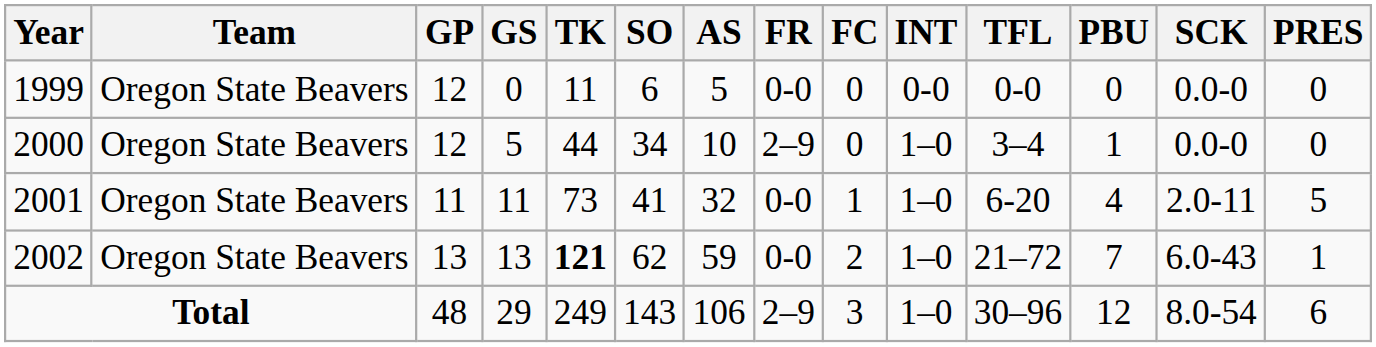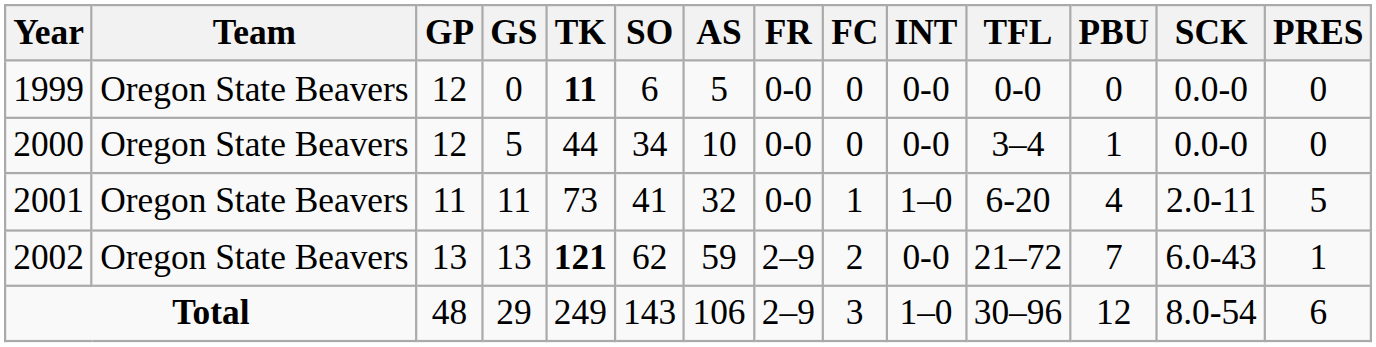(580, 88) normal -> (580, 88) bold
(788, 144) 2–9 -> (788, 144) 0-0
(926, 144) 1–0 -> (926, 144) 0-0
(788, 256) 0-0 -> (788, 256) 2–9
(926, 256) 1–0 -> (926, 256) 0-0
